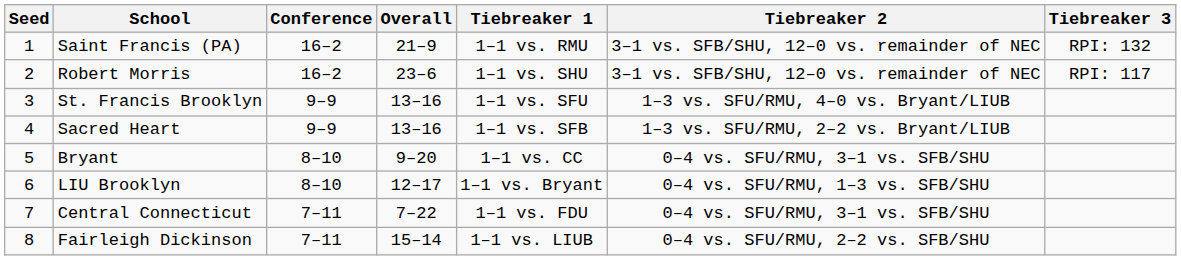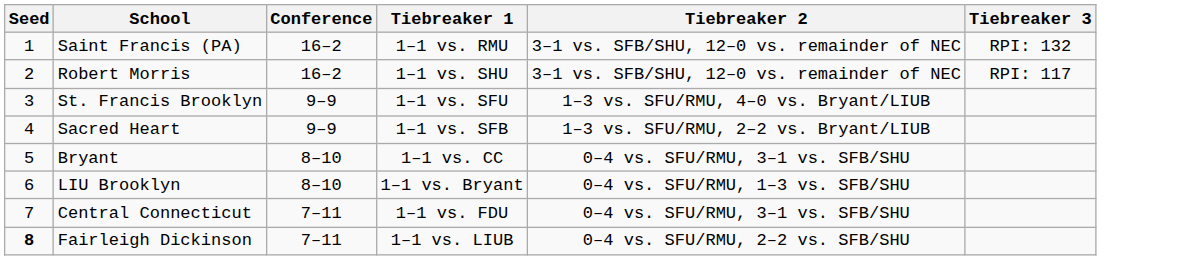- column: (416, 19)
(29, 241) normal -> (29, 241) bold
